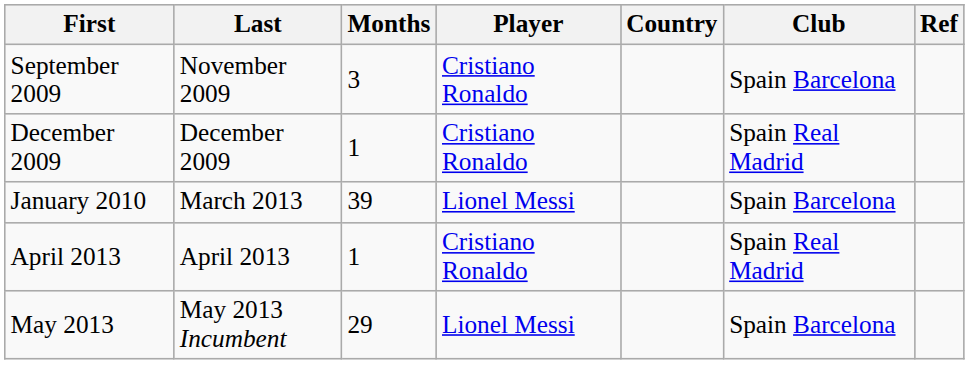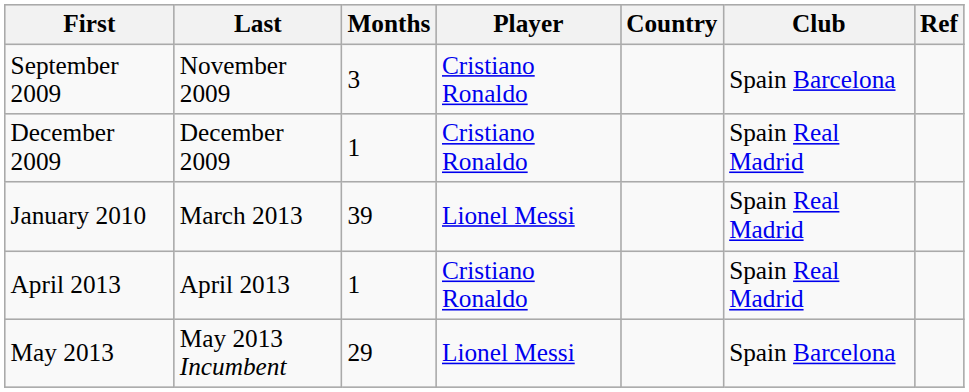(812, 201) Spain Barcelona -> (784, 215) Spain Real Madrid
